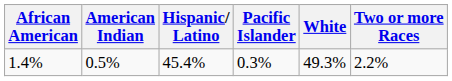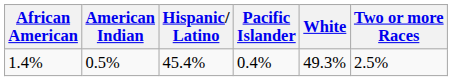(254, 62) 0.3% -> (254, 62) 0.4%
(371, 62) 2.2% -> (371, 62) 2.5%
